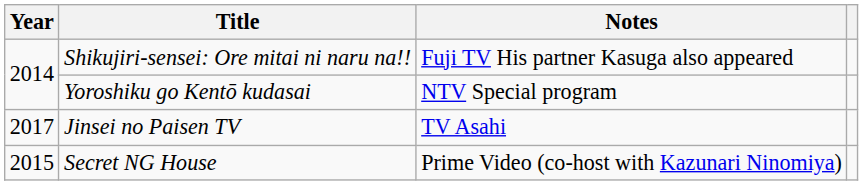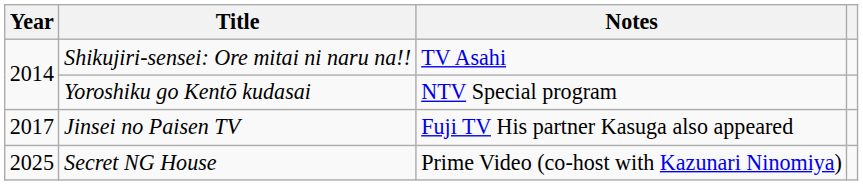(607, 57) Fuji TV His partner Kasuga also appeared -> (464, 57) TV Asahi
(464, 127) TV Asahi -> (607, 127) Fuji TV His partner Kasuga also appeared
(32, 162) 2015 -> (32, 162) 2025
